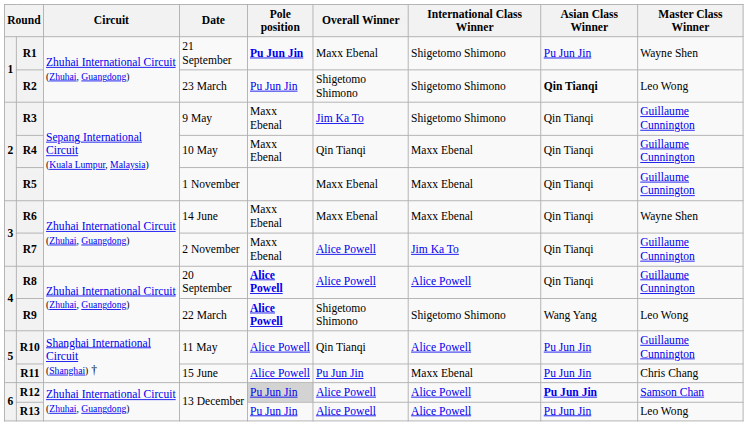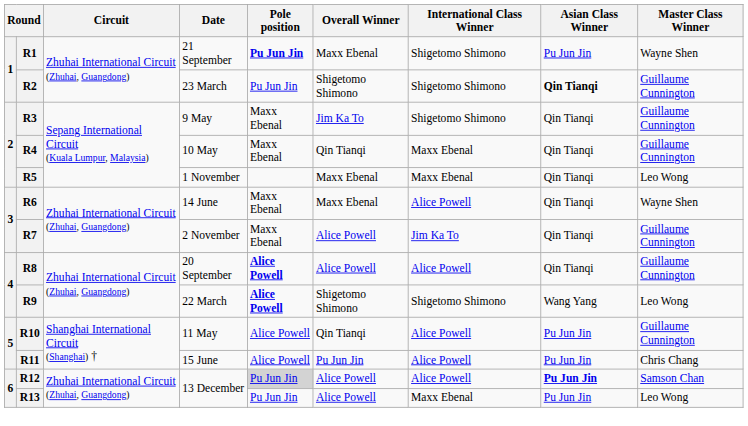(664, 85) Leo Wong -> (668, 85) Guillaume Cunnington
(668, 183) Guillaume Cunnington -> (664, 176) Leo Wong
(442, 216) Maxx Ebenal -> (441, 202) Alice Powell
(442, 373) Maxx Ebenal -> (441, 359) Alice Powell
(441, 411) Alice Powell -> (442, 397) Maxx Ebenal
